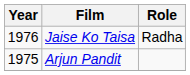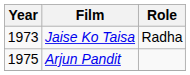(23, 37) 1976 -> (23, 37) 1973
